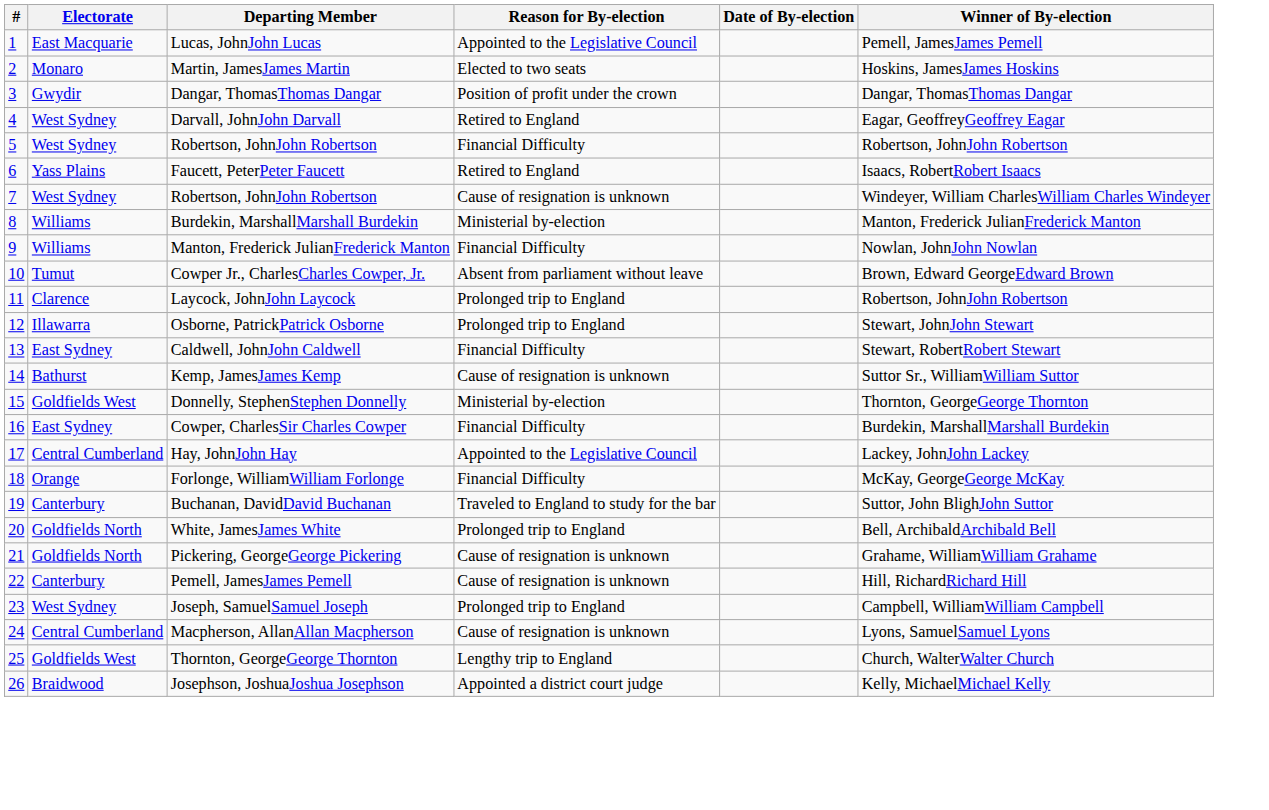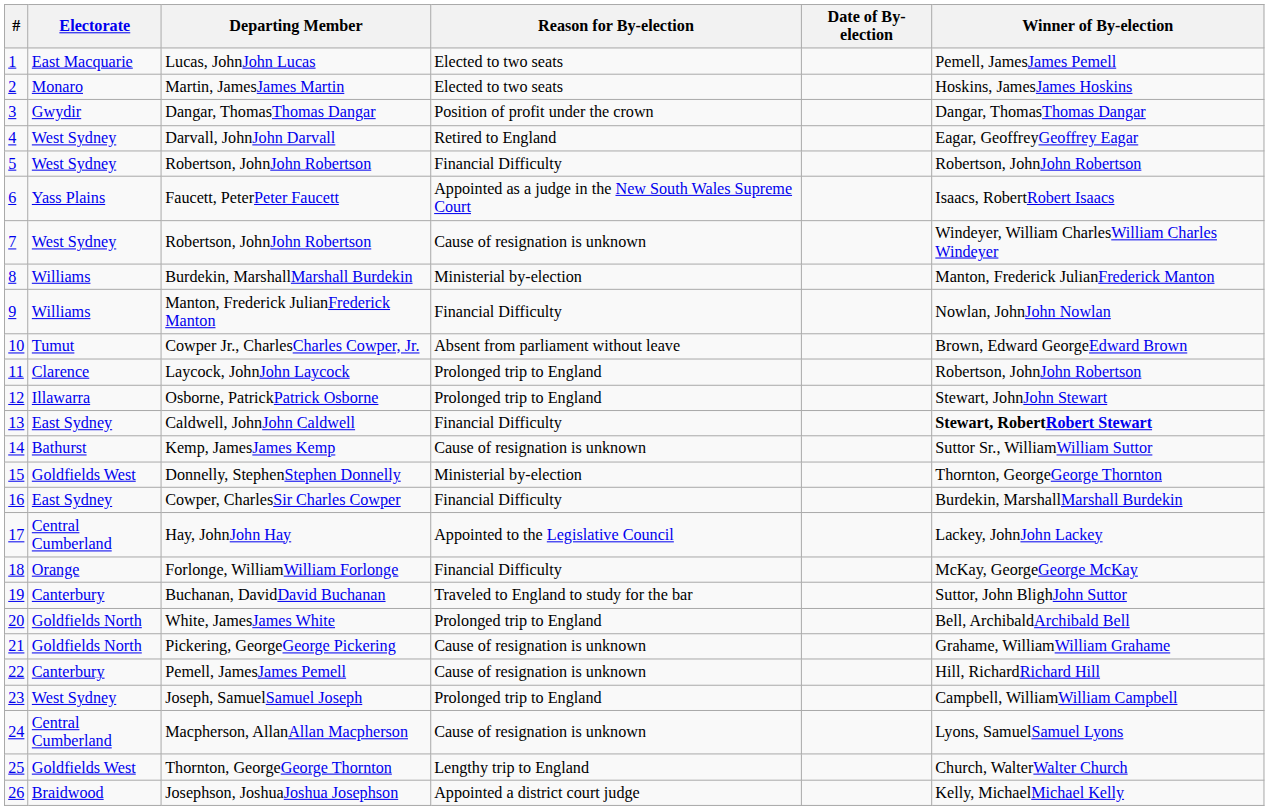(577, 42) Appointed to the Legislative Council -> (499, 61) Elected to two seats
(518, 171) Retired to England -> (613, 198) Appointed as a judge in the New South Wales Supreme Court
(961, 350) normal -> (1044, 423) bold
